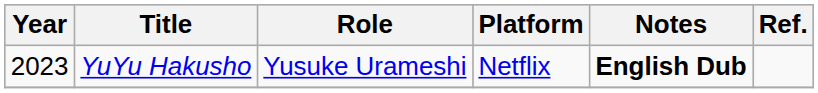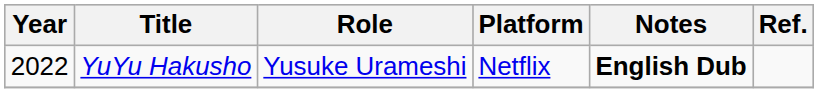(40, 66) 2023 -> (40, 66) 2022
